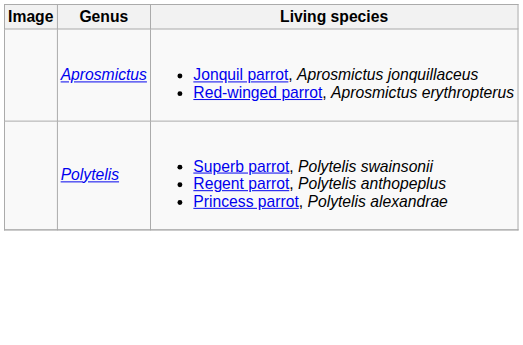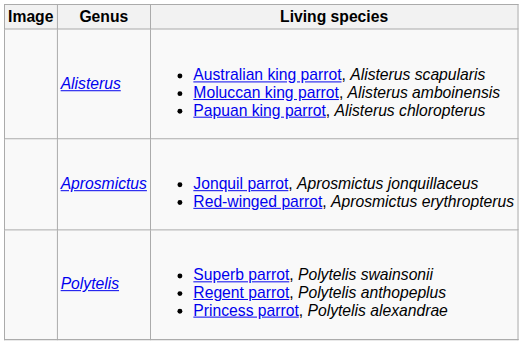+ row: (91, 83)
